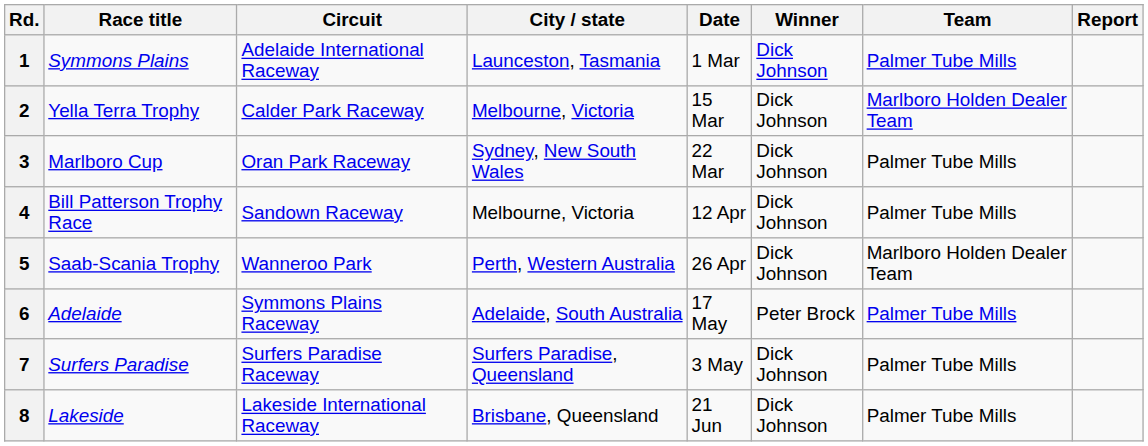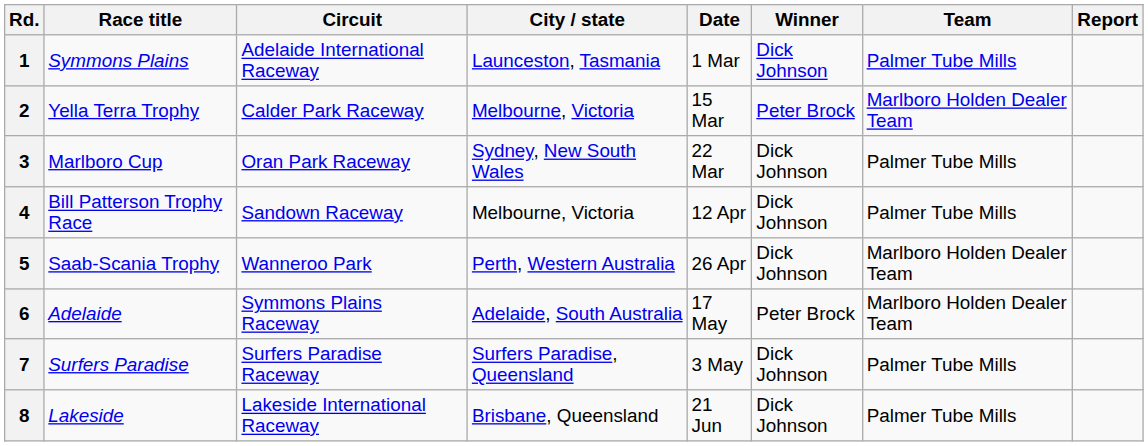(792, 111) Dick Johnson -> (806, 111) Peter Brock
(942, 314) Palmer Tube Mills -> (967, 314) Marlboro Holden Dealer Team
